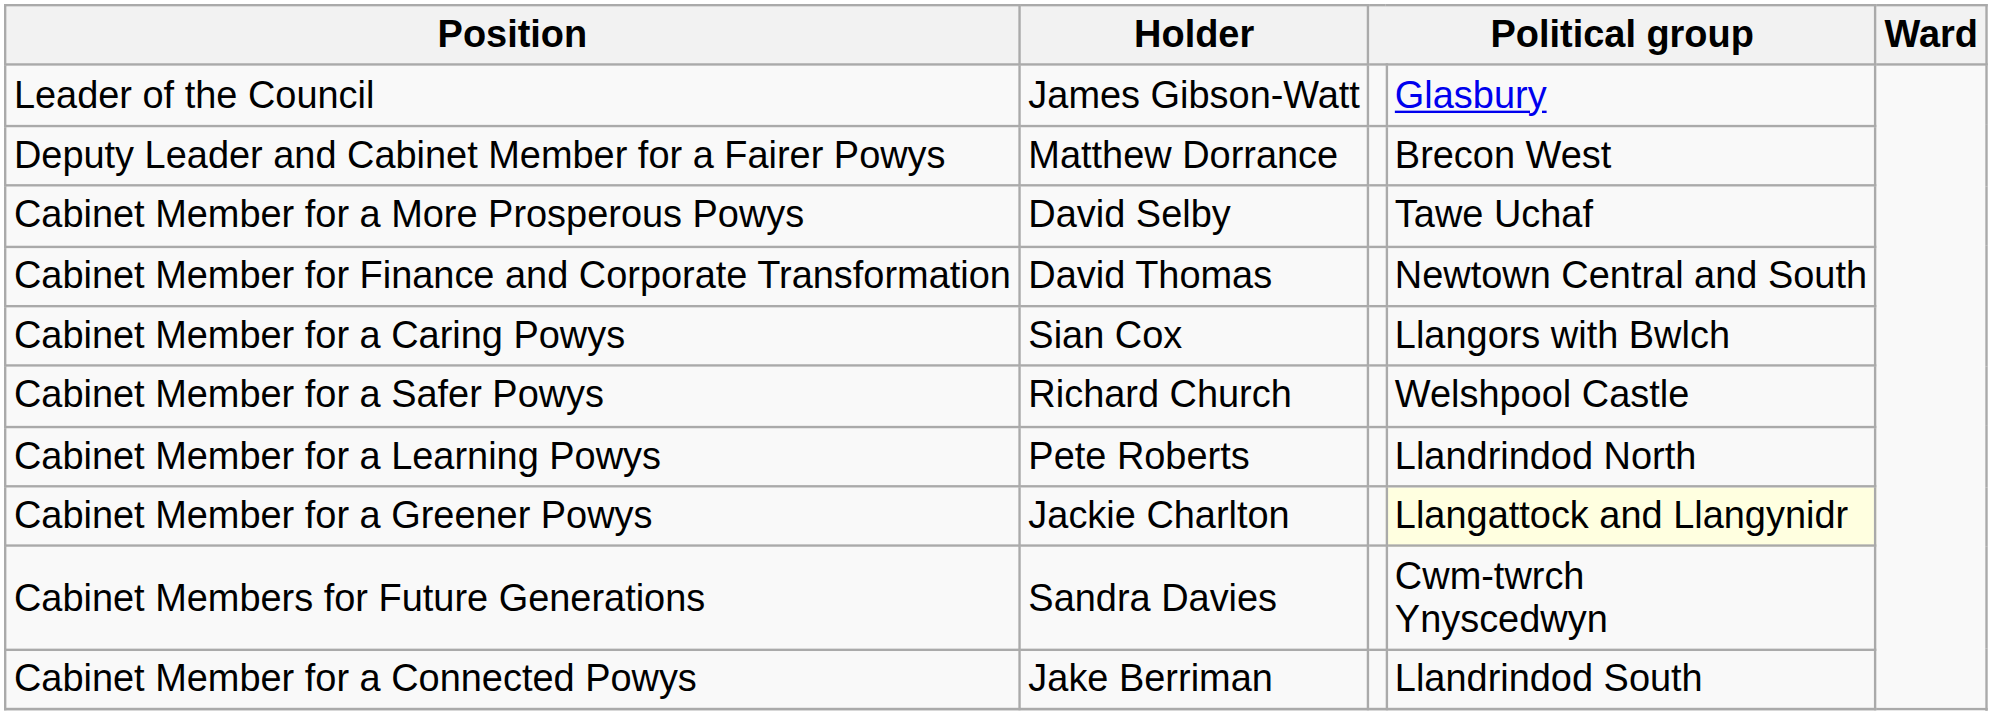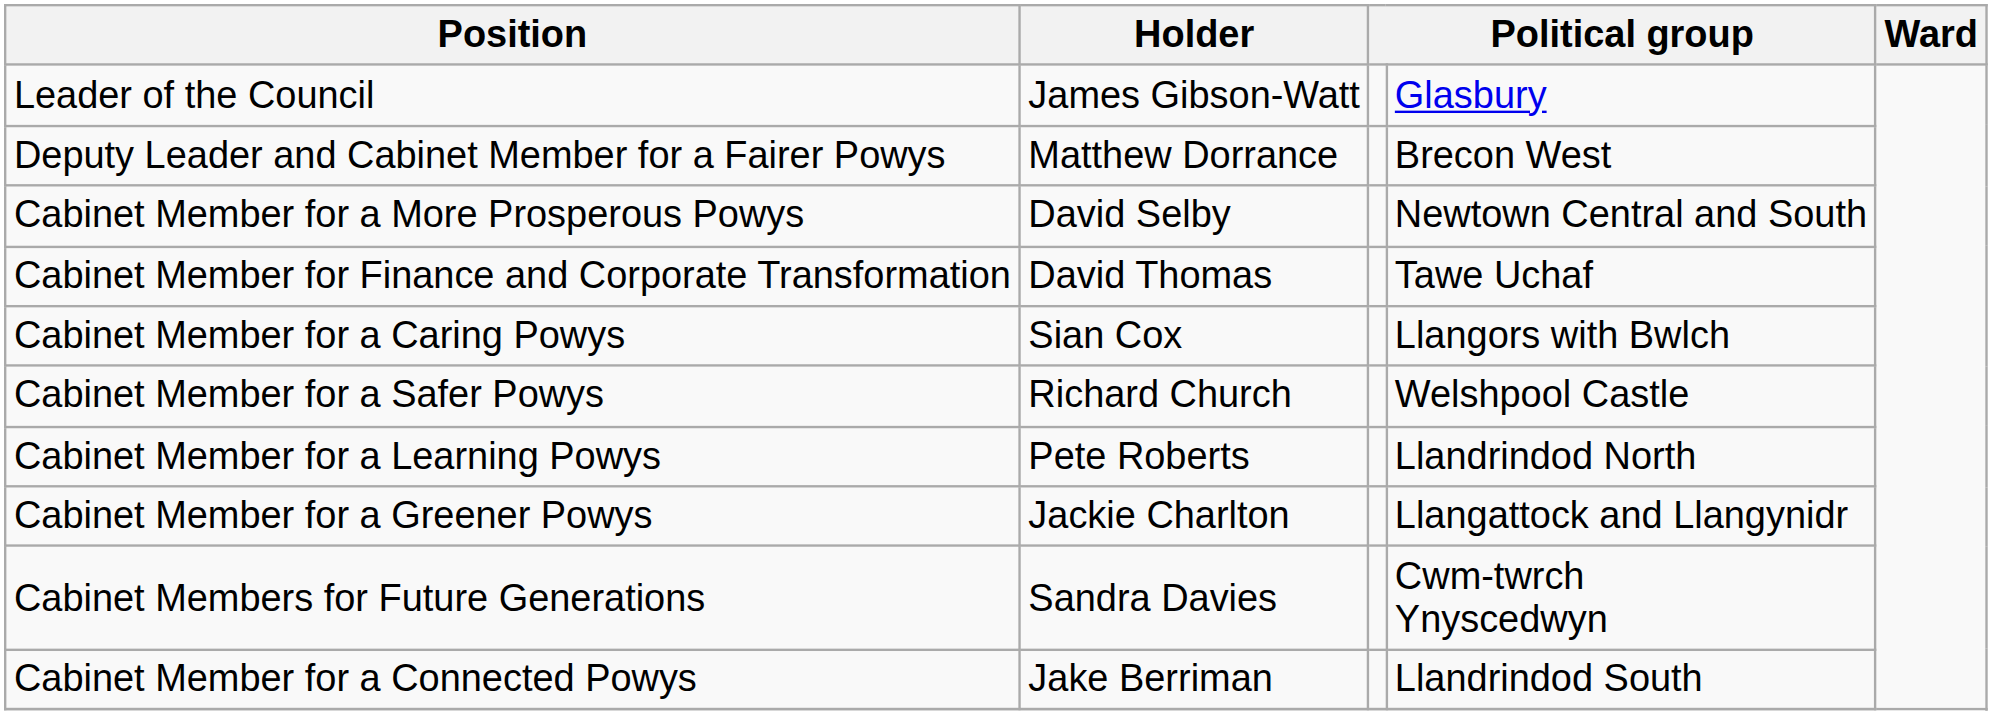(1494, 214) Tawe Uchaf -> (1631, 214) Newtown Central and South
(1631, 275) Newtown Central and South -> (1494, 275) Tawe Uchaf
(1621, 515) lightyellow background -> (1621, 515) no background
